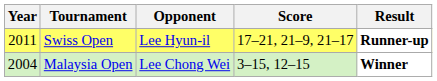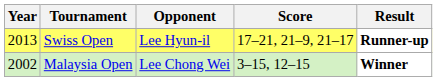(22, 40) 2011 -> (22, 40) 2013
(22, 64) 2004 -> (22, 64) 2002
